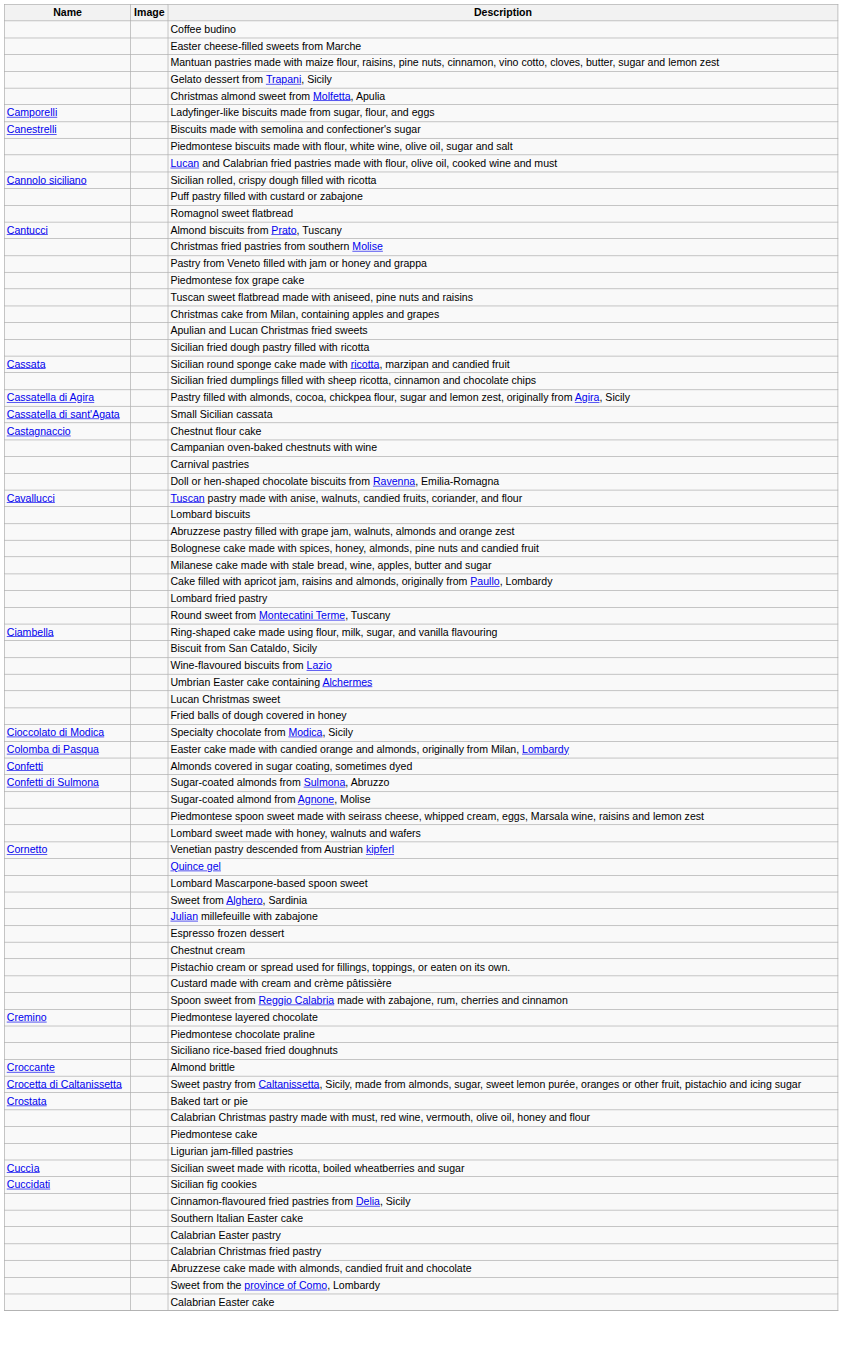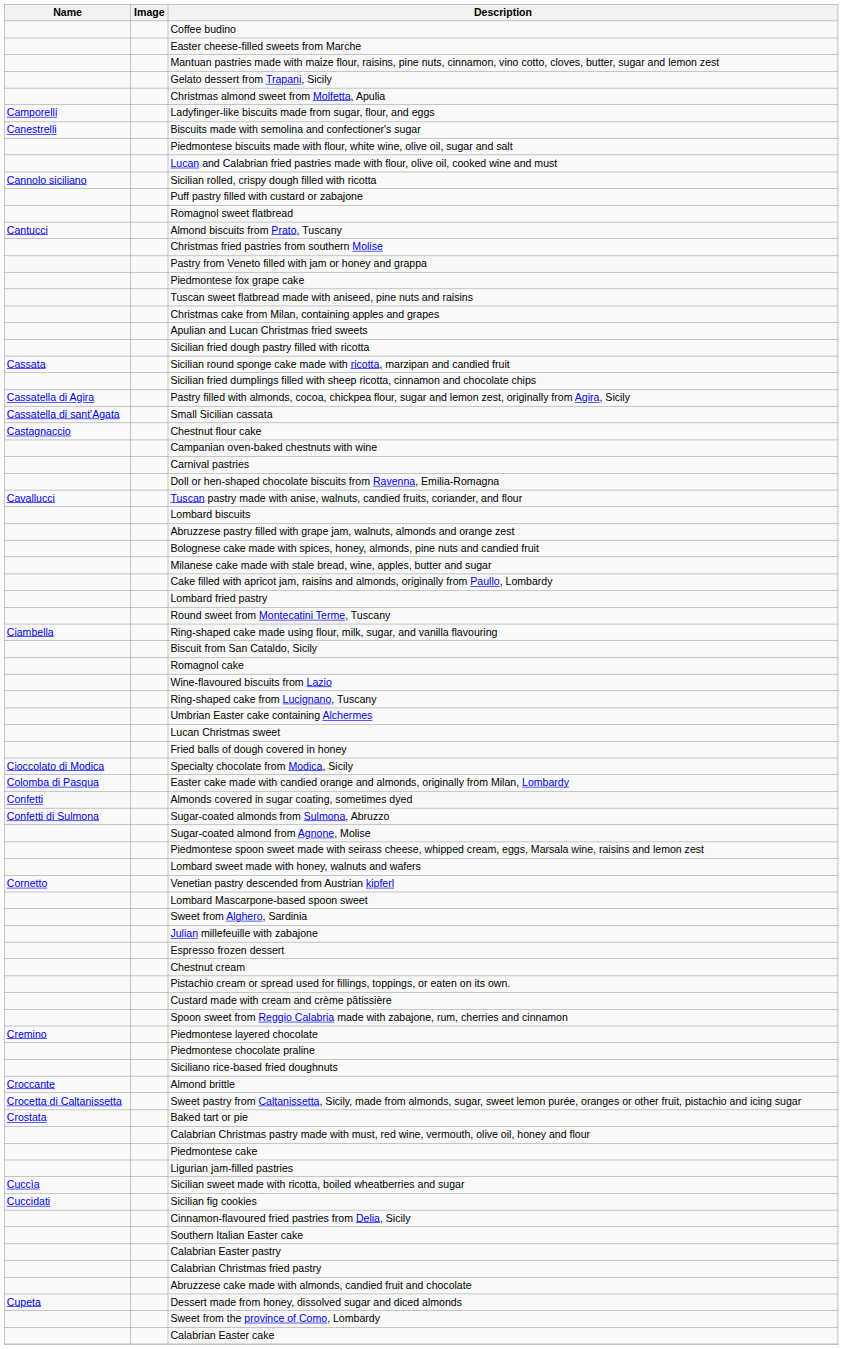+ row: (207, 666)
+ row: (273, 699)
- row: (196, 866)
+ row: (316, 1302)
